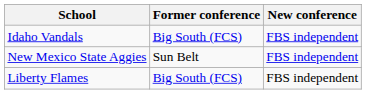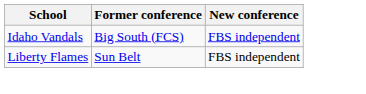- row: (77, 57)
(197, 78) Big South (FCS) -> (117, 57) Sun Belt
